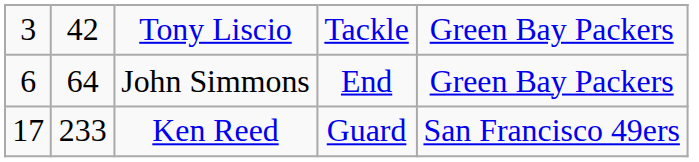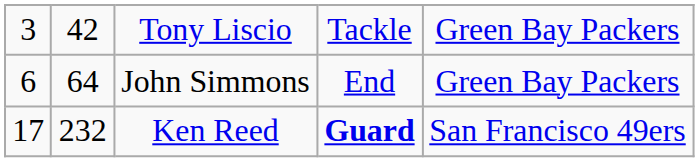(83, 130) 233 -> (83, 130) 232
(367, 130) normal -> (370, 130) bold
